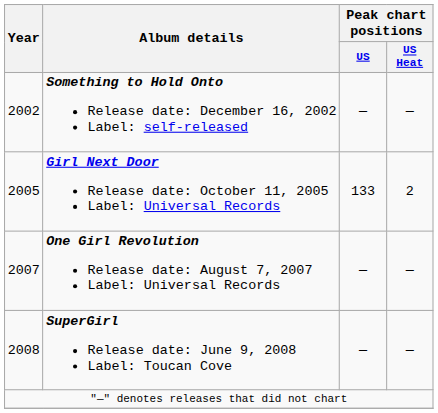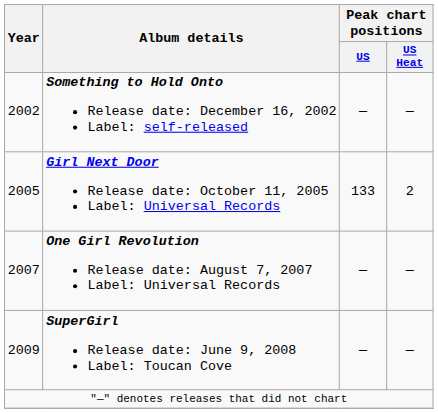(24, 350) 2008 -> (24, 350) 2009
